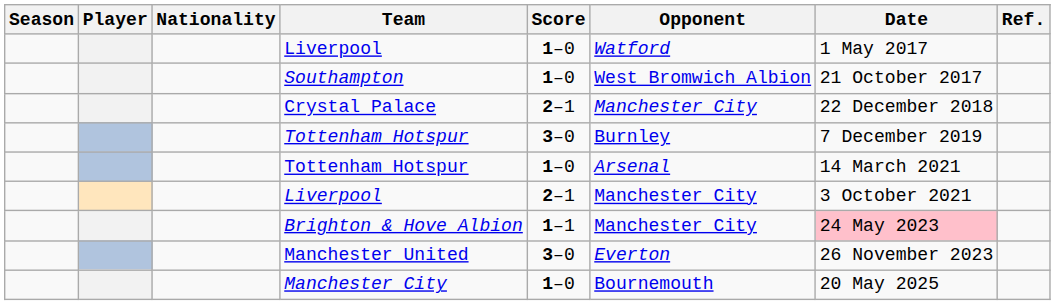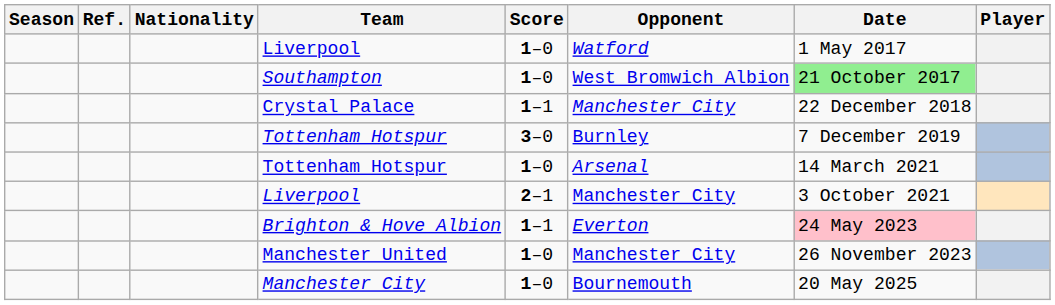columns swapped: (115, 19) <-> (1024, 19)
(901, 78) no background -> (879, 78) lightgreen background
(559, 108) 2–1 -> (537, 108) 1–1
(676, 226) Manchester City -> (611, 226) Everton
(559, 255) 3–0 -> (537, 255) 1–0
(632, 255) Everton -> (654, 255) Manchester City
